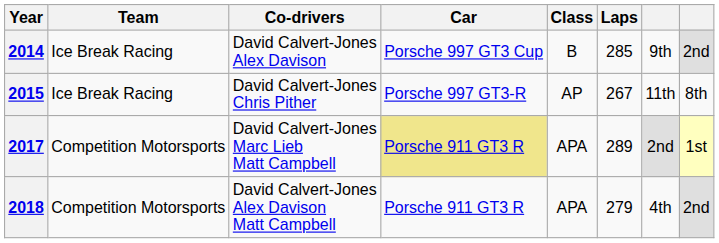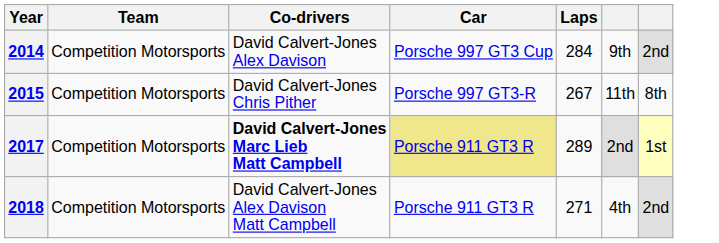- column: (572, 18)
(112, 52) Ice Break Racing -> (138, 52) Competition Motorsports
(619, 52) 285 -> (579, 52) 284
(112, 95) Ice Break Racing -> (138, 95) Competition Motorsports
(305, 147) normal -> (310, 147) bold
(619, 207) 279 -> (579, 207) 271
